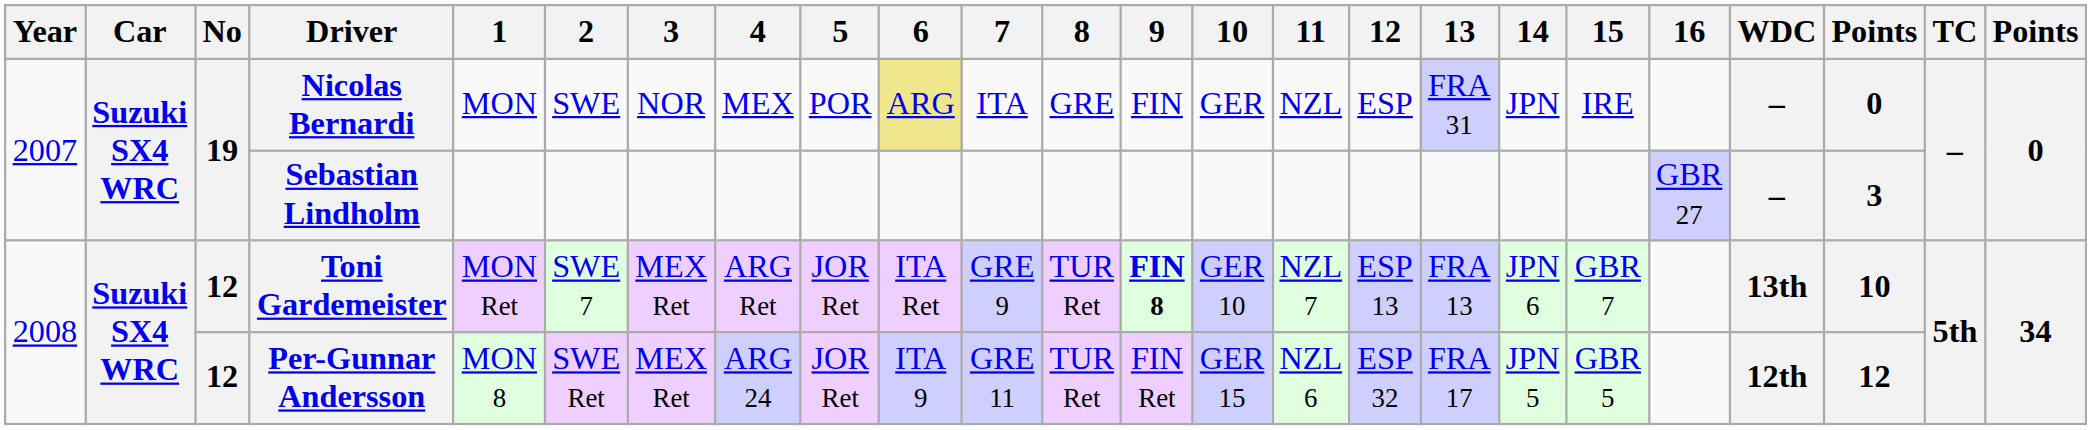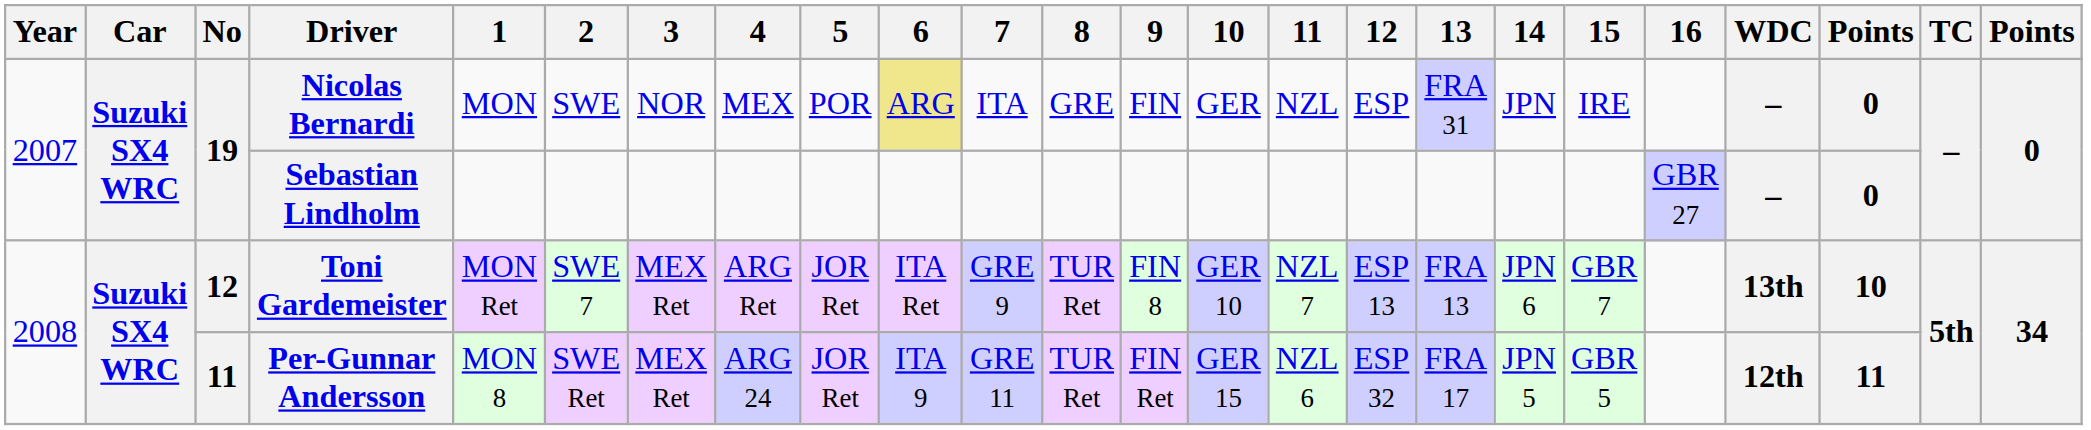(1874, 195) 3 -> (1871, 195) 0
(1157, 286) bold -> (1155, 286) normal
(222, 377) 12 -> (222, 377) 11
(1874, 377) 12 -> (1871, 377) 11
